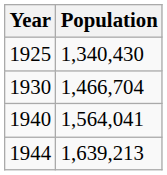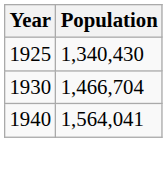- row: (30, 152)
